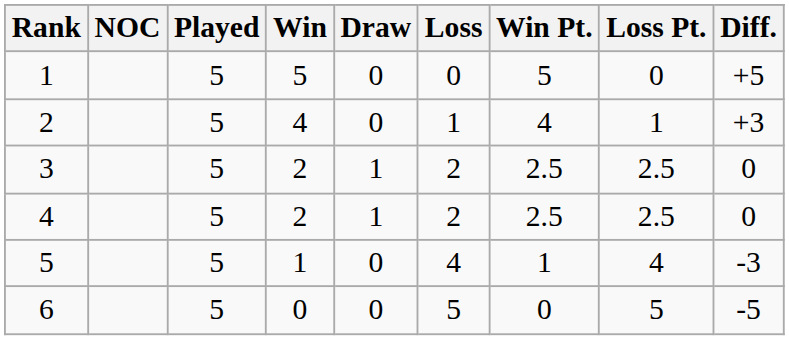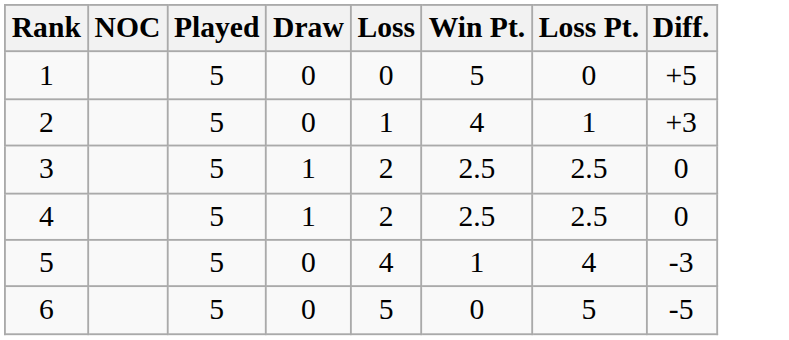- column: (300, 27)
